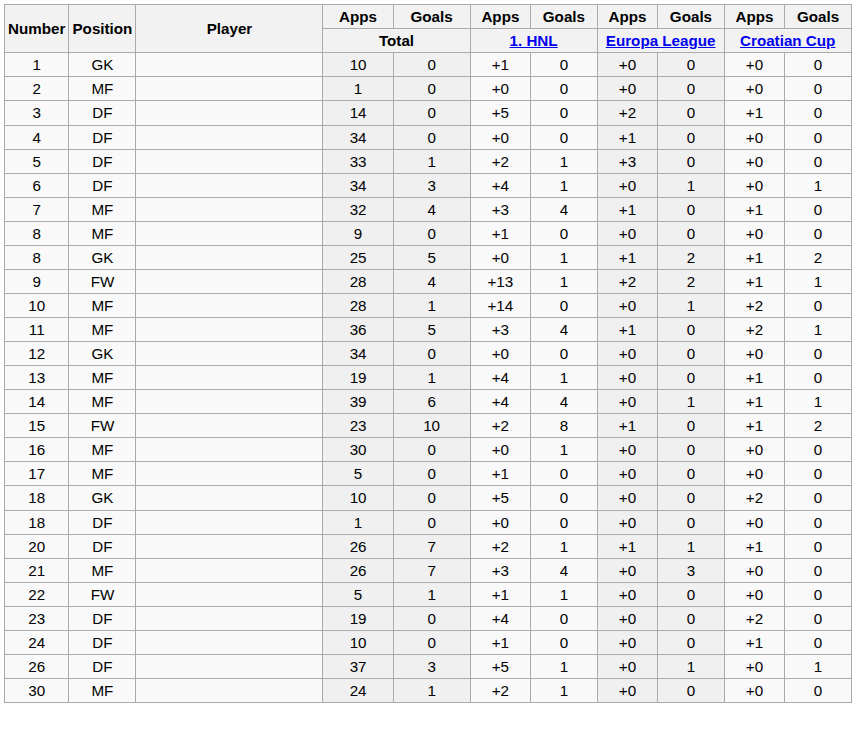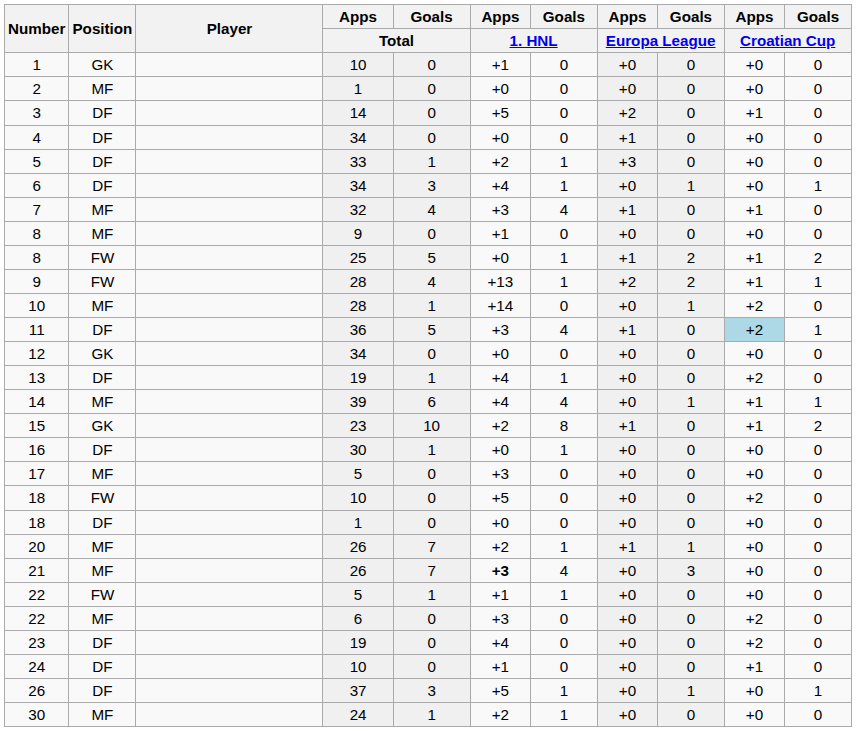(102, 257) GK -> (102, 257) FW
(102, 330) MF -> (102, 330) DF
(754, 330) no background -> (754, 330) lightblue background
(102, 378) MF -> (102, 378) DF
(754, 378) +1 -> (754, 378) +2
(102, 426) FW -> (102, 426) GK
(102, 450) MF -> (102, 450) DF
(432, 450) 0 -> (432, 450) 1
(500, 474) +1 -> (500, 474) +3
(102, 498) GK -> (102, 498) FW
(102, 546) DF -> (102, 546) MF
(754, 546) +1 -> (754, 546) +0
(500, 570) normal -> (500, 570) bold
+ row: (37, 618)
